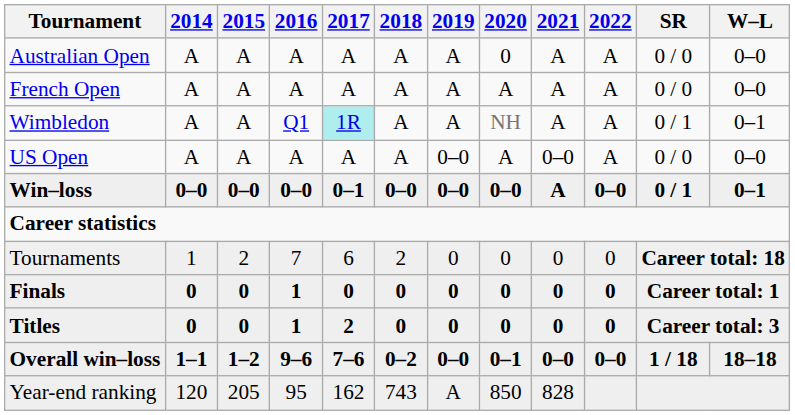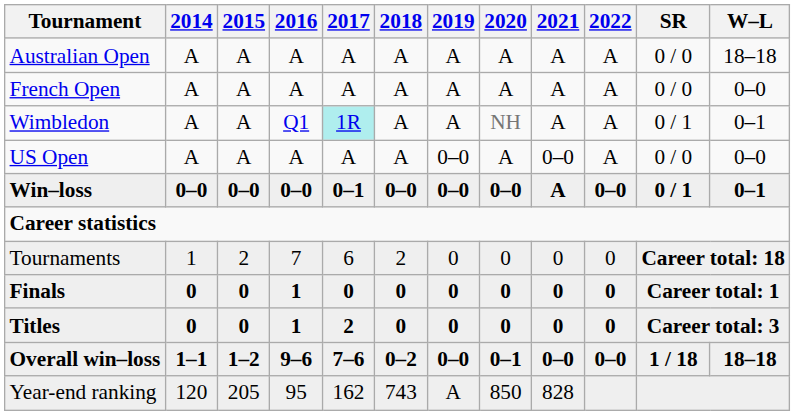(506, 55) 0 -> (506, 55) A
(750, 55) 0–0 -> (750, 55) 18–18
